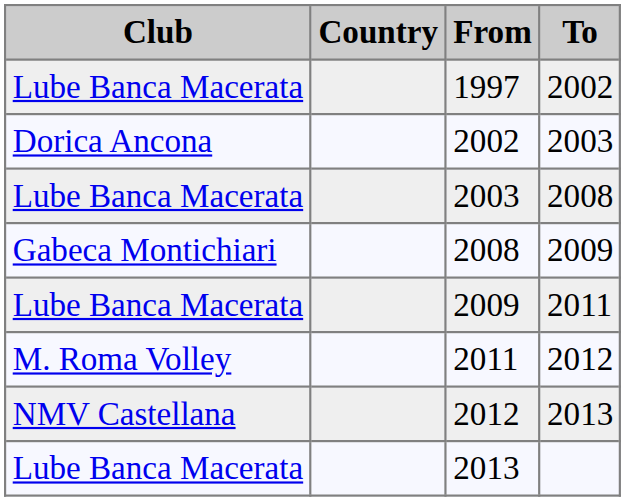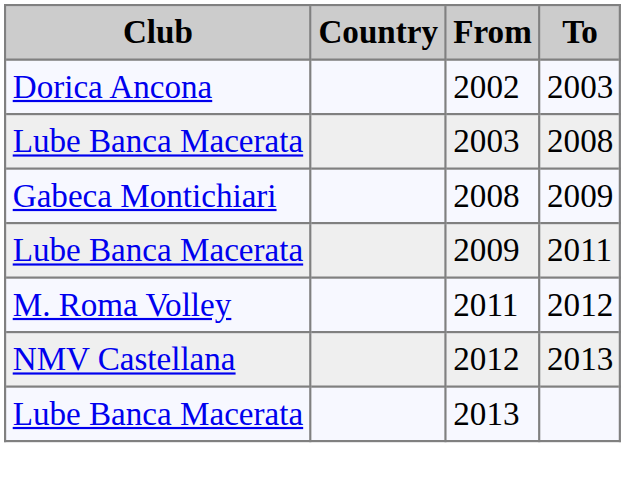- row: (486, 86)
